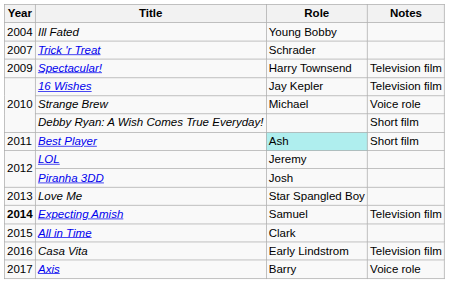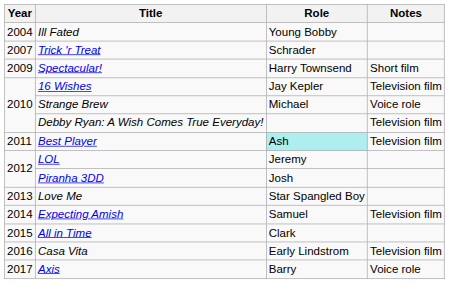(406, 68) Television film -> (394, 68) Short film
(394, 123) Short film -> (406, 123) Television film
(394, 141) Short film -> (406, 141) Television film
(20, 214) bold -> (20, 214) normal
